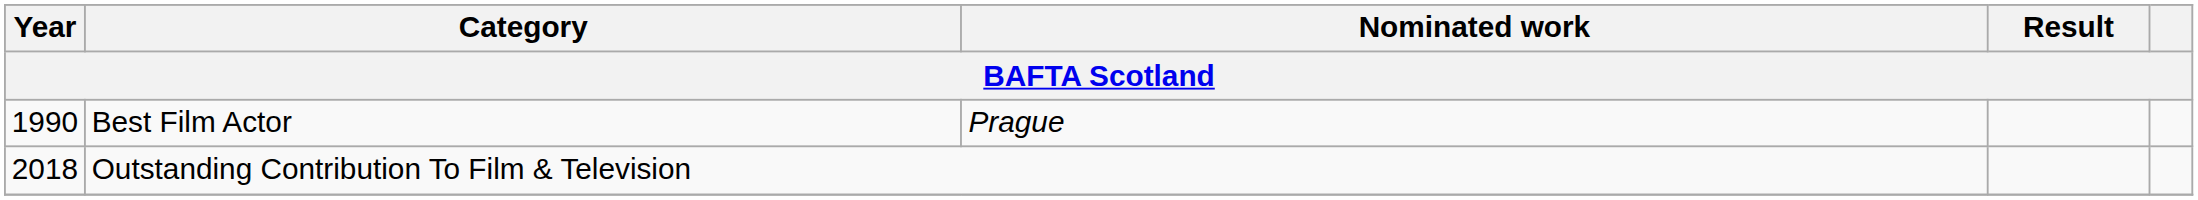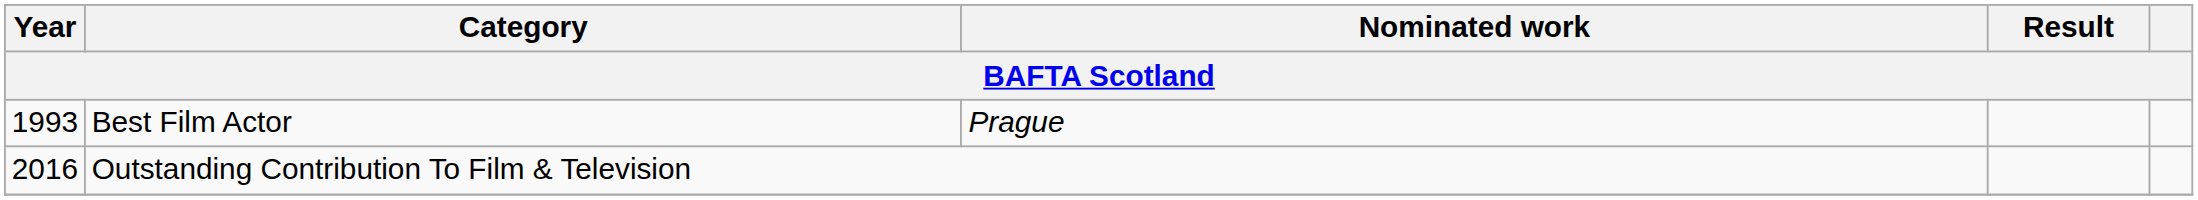(45, 122) 1990 -> (45, 122) 1993
(45, 169) 2018 -> (45, 169) 2016
